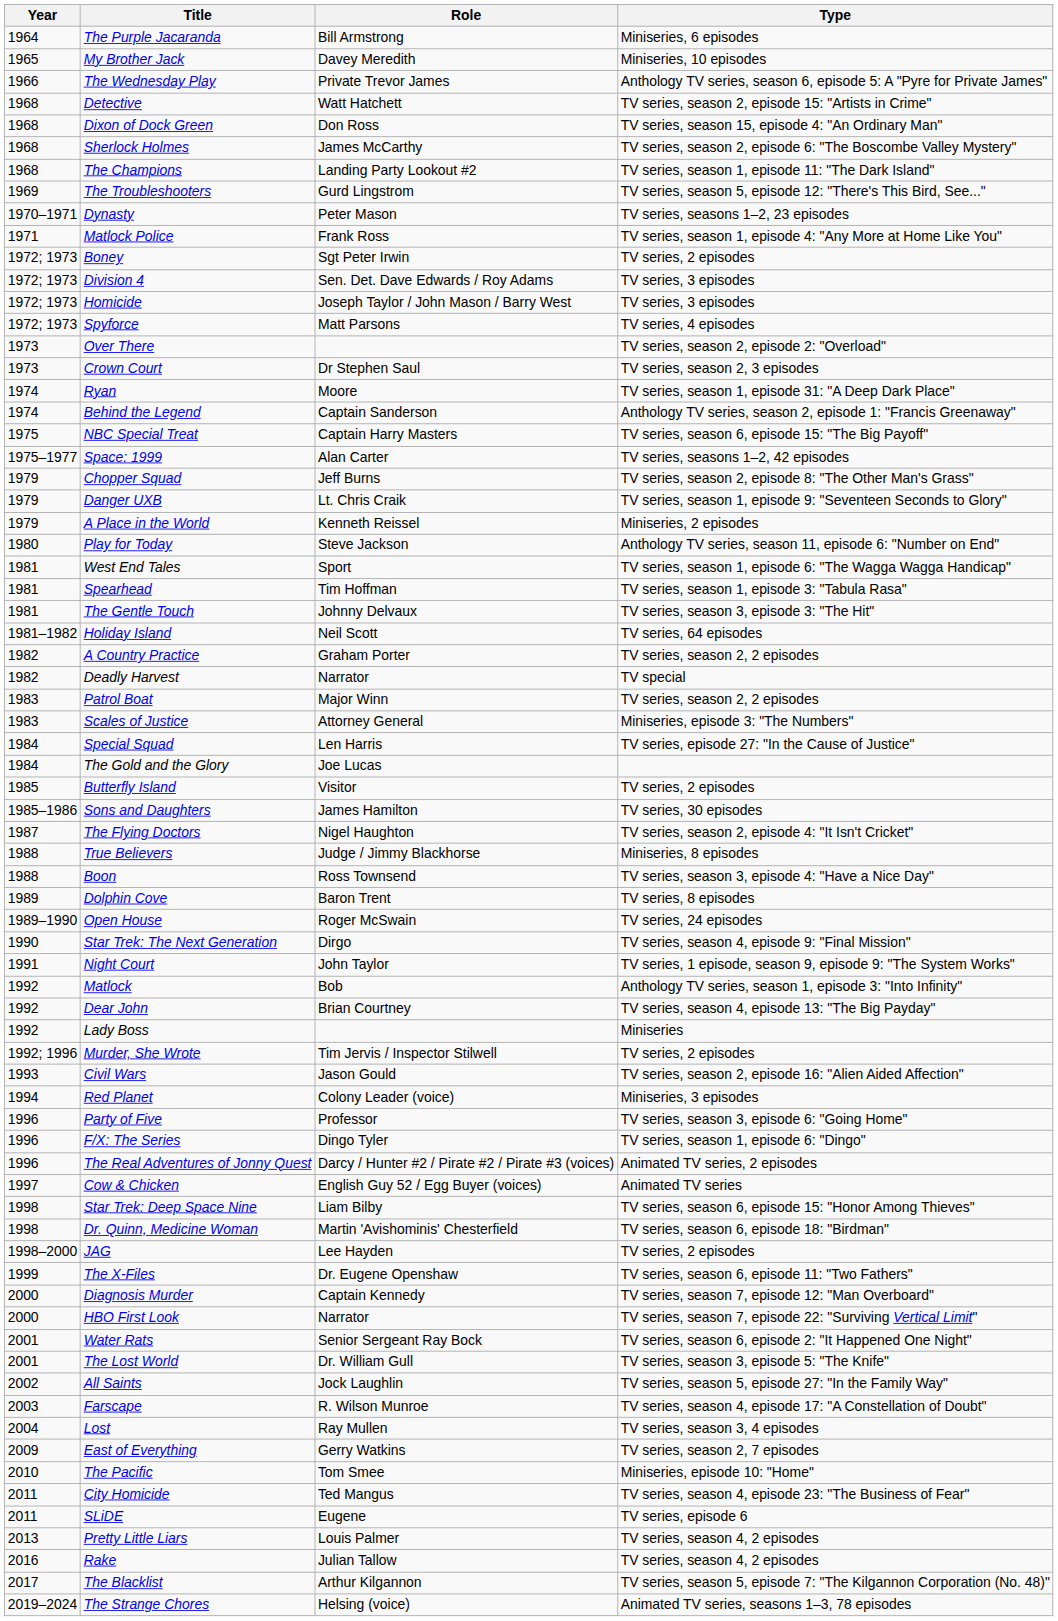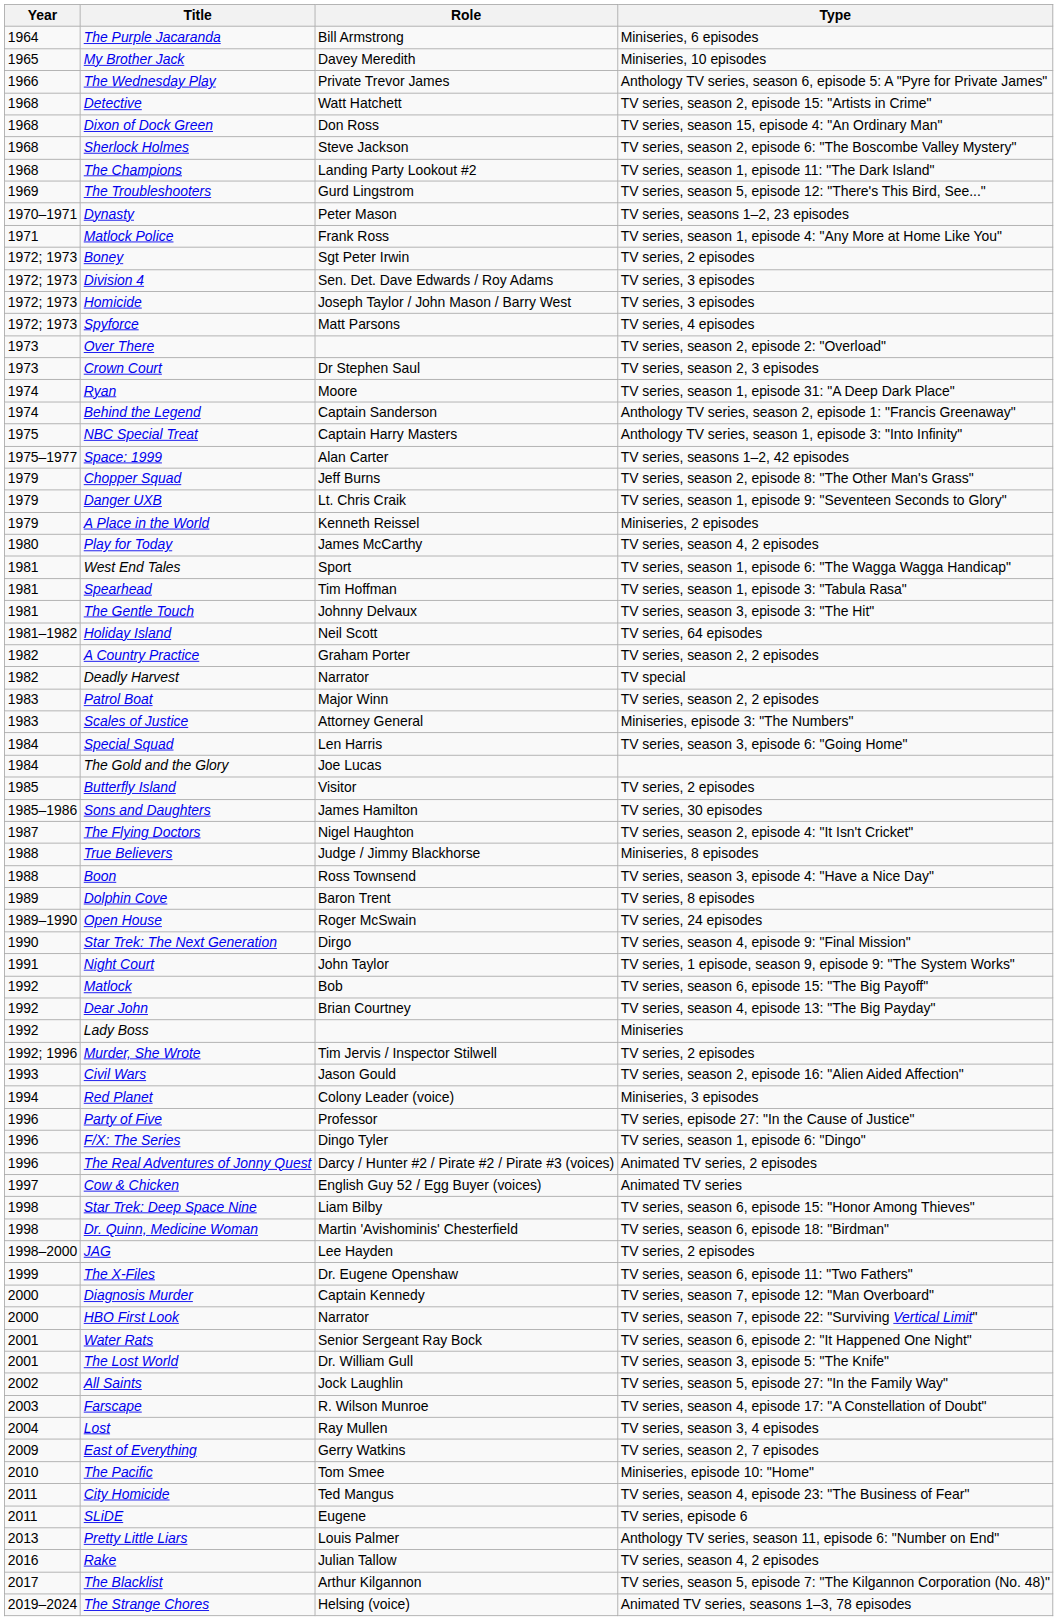(370, 147) James McCarthy -> (363, 147) Steve Jackson
(774, 434) TV series, season 6, episode 15: "The Big Payoff" -> (791, 434) Anthology TV series, season 1, episode 3: "Into Infinity"
(363, 545) Steve Jackson -> (370, 545) James McCarthy
(810, 545) Anthology TV series, season 11, episode 6: "Number on End" -> (720, 545) TV series, season 4, 2 episodes
(768, 744) TV series, episode 27: "In the Cause of Justice" -> (764, 744) TV series, season 3, episode 6: "Going Home"
(791, 986) Anthology TV series, season 1, episode 3: "Into Infinity" -> (774, 986) TV series, season 6, episode 15: "The Big Payoff"
(764, 1119) TV series, season 3, episode 6: "Going Home" -> (768, 1119) TV series, episode 27: "In the Cause of Justice"
(720, 1538) TV series, season 4, 2 episodes -> (810, 1538) Anthology TV series, season 11, episode 6: "Number on End"
